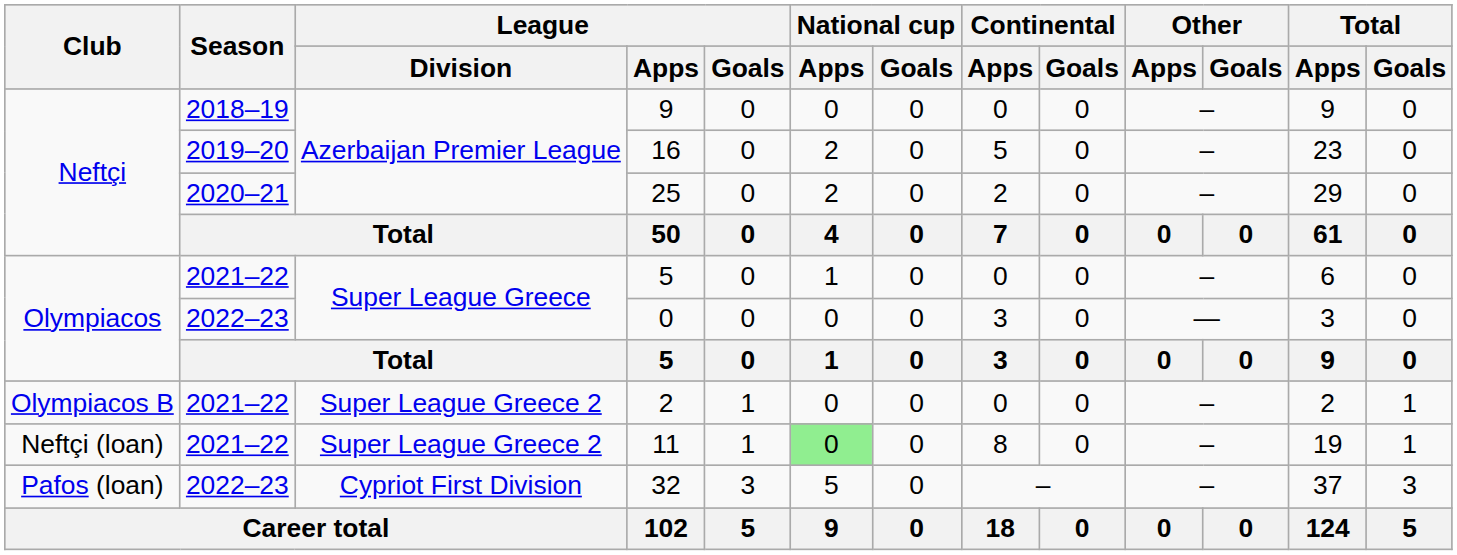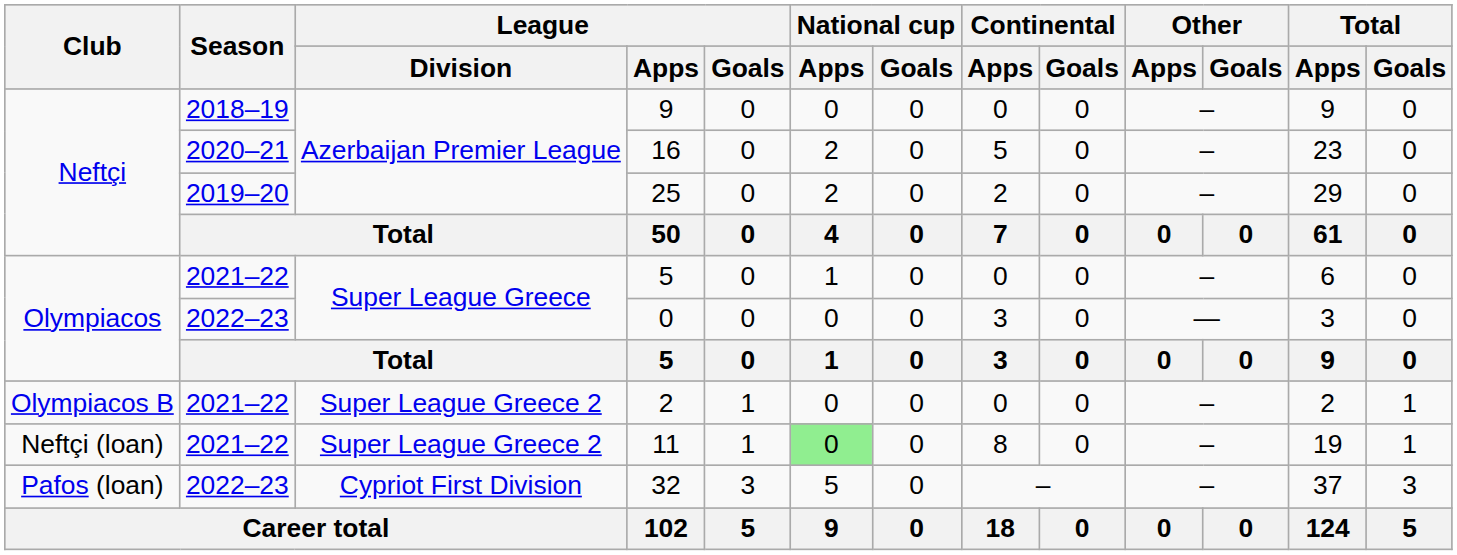(237, 151) 2019–20 -> (237, 151) 2020–21
(237, 192) 2020–21 -> (237, 192) 2019–20
